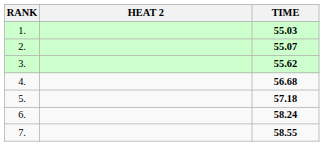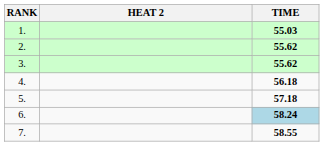(285, 47) 55.07 -> (285, 47) 55.62
(285, 81) 56.68 -> (285, 81) 56.18
(285, 116) no background -> (285, 116) lightblue background
